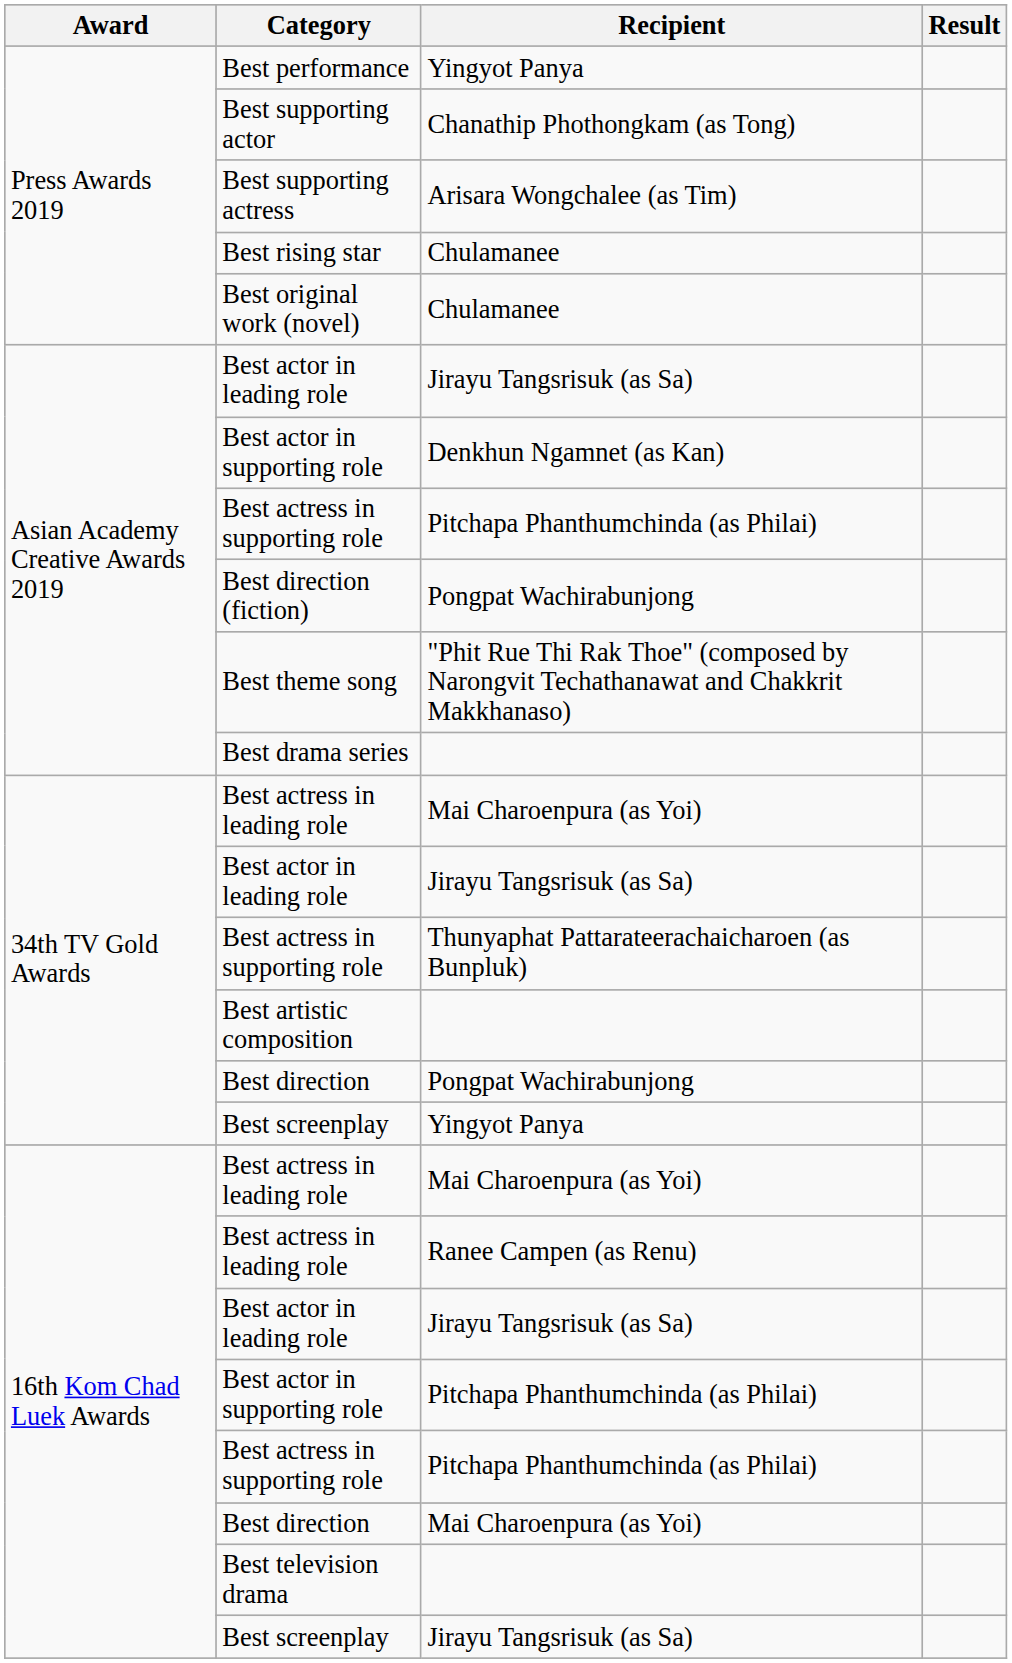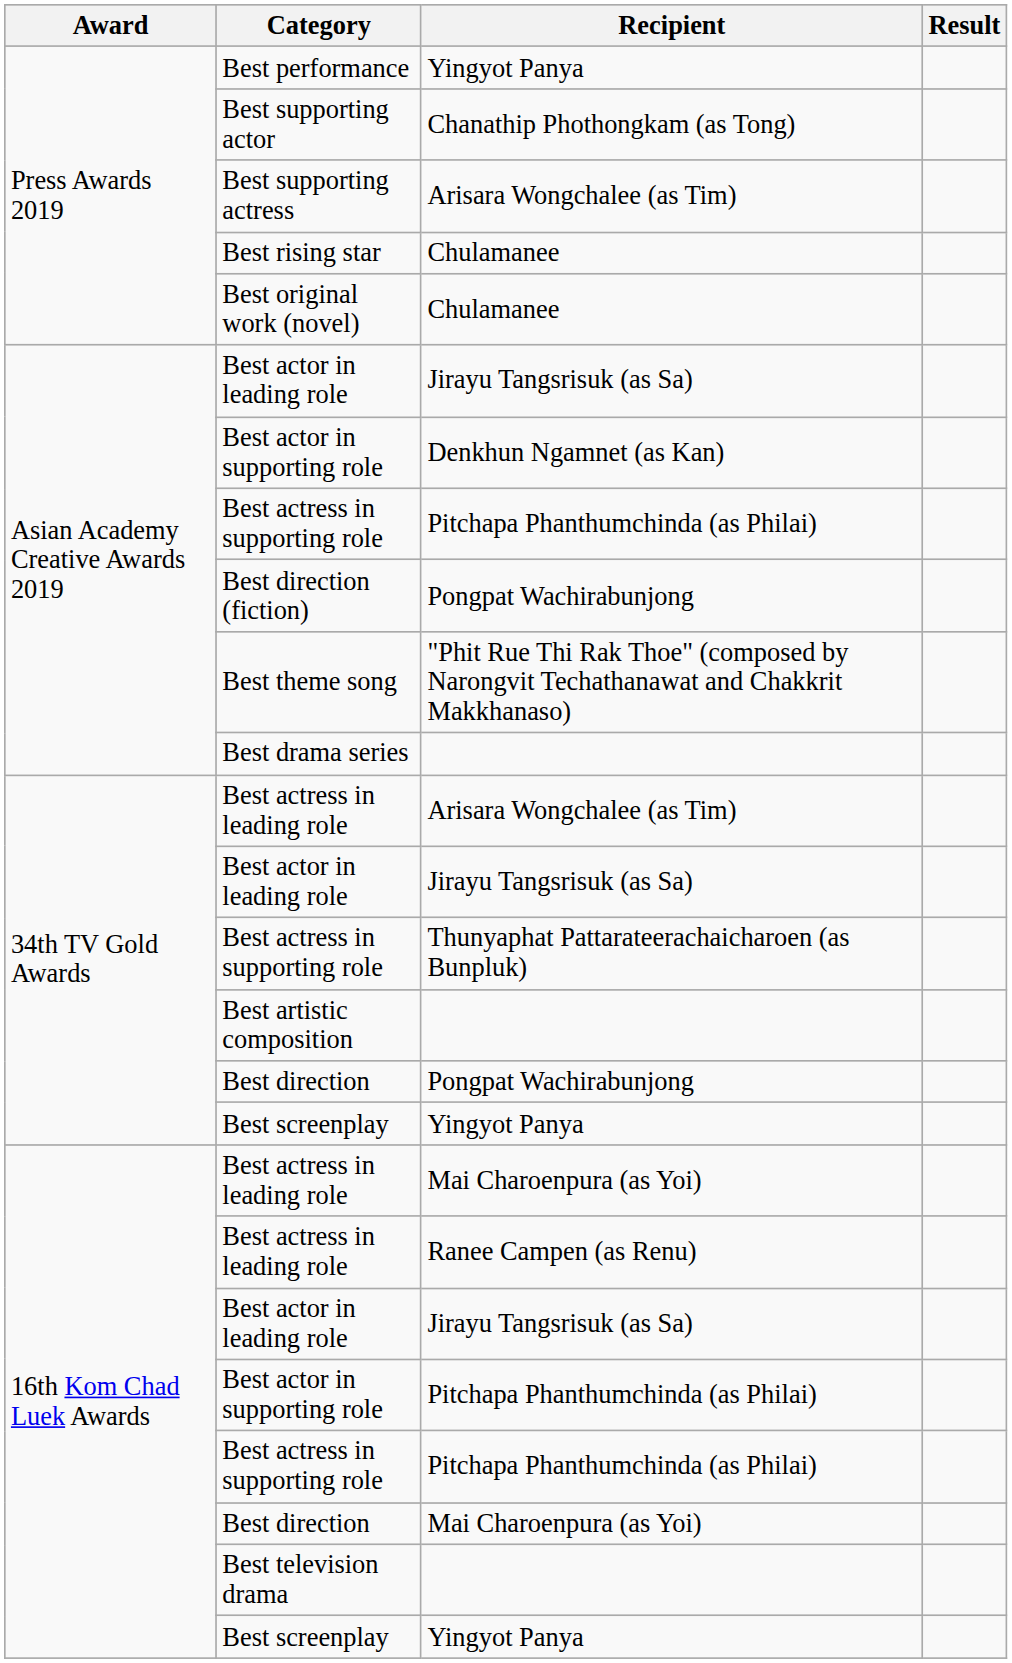(565, 810) Mai Charoenpura (as Yoi) -> (582, 810) Arisara Wongchalee (as Tim)
(560, 1636) Jirayu Tangsrisuk (as Sa) -> (506, 1636) Yingyot Panya
